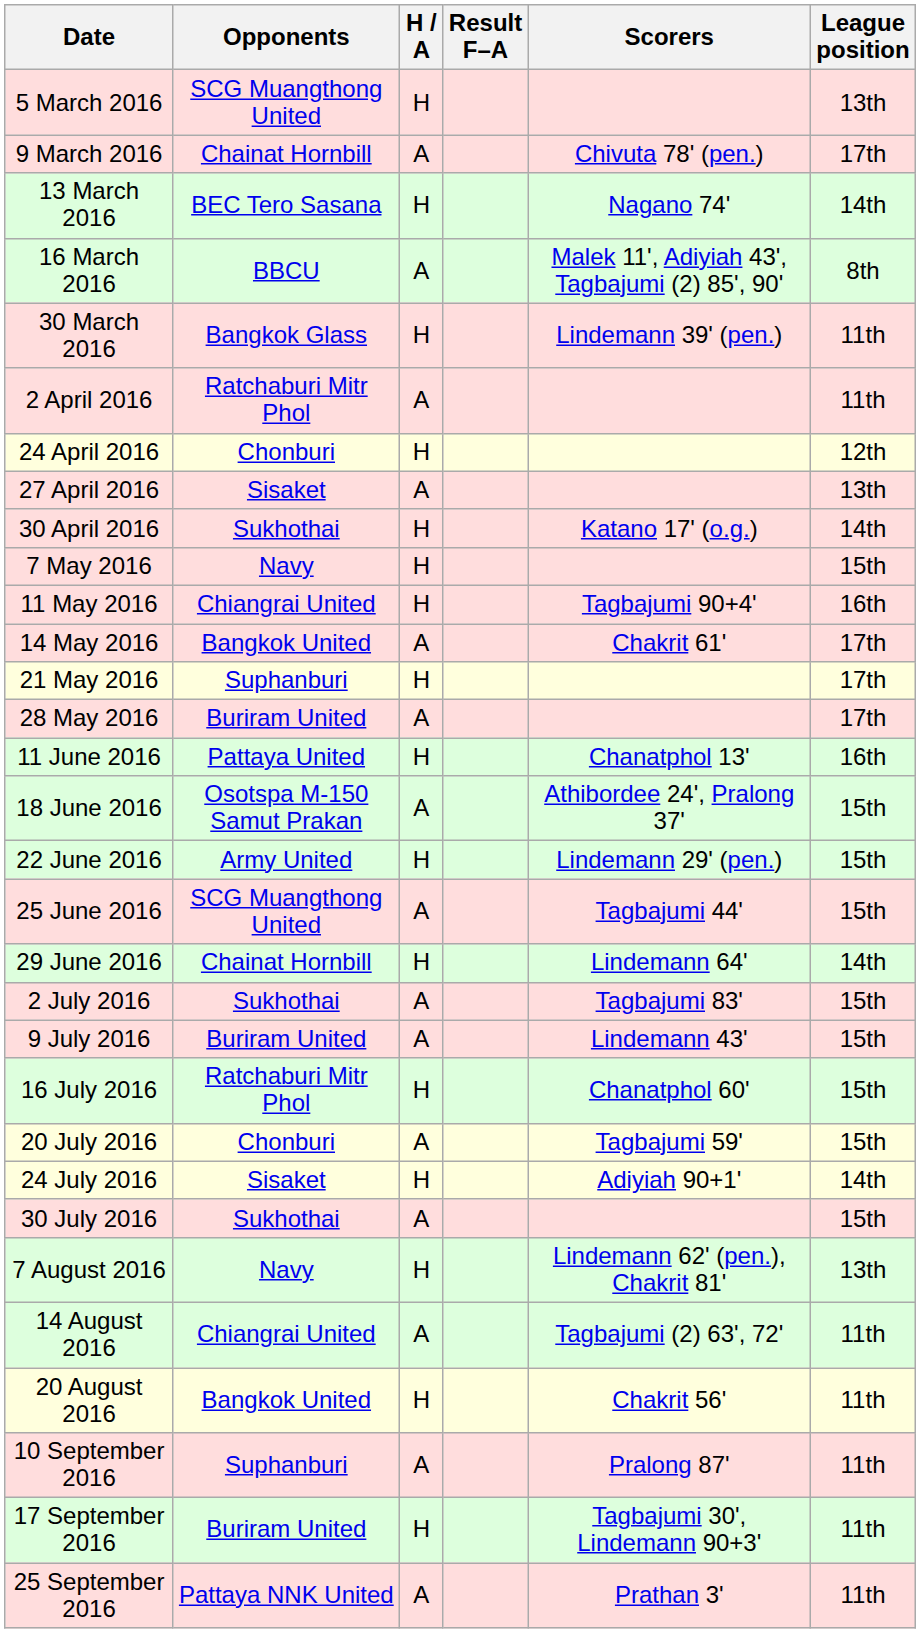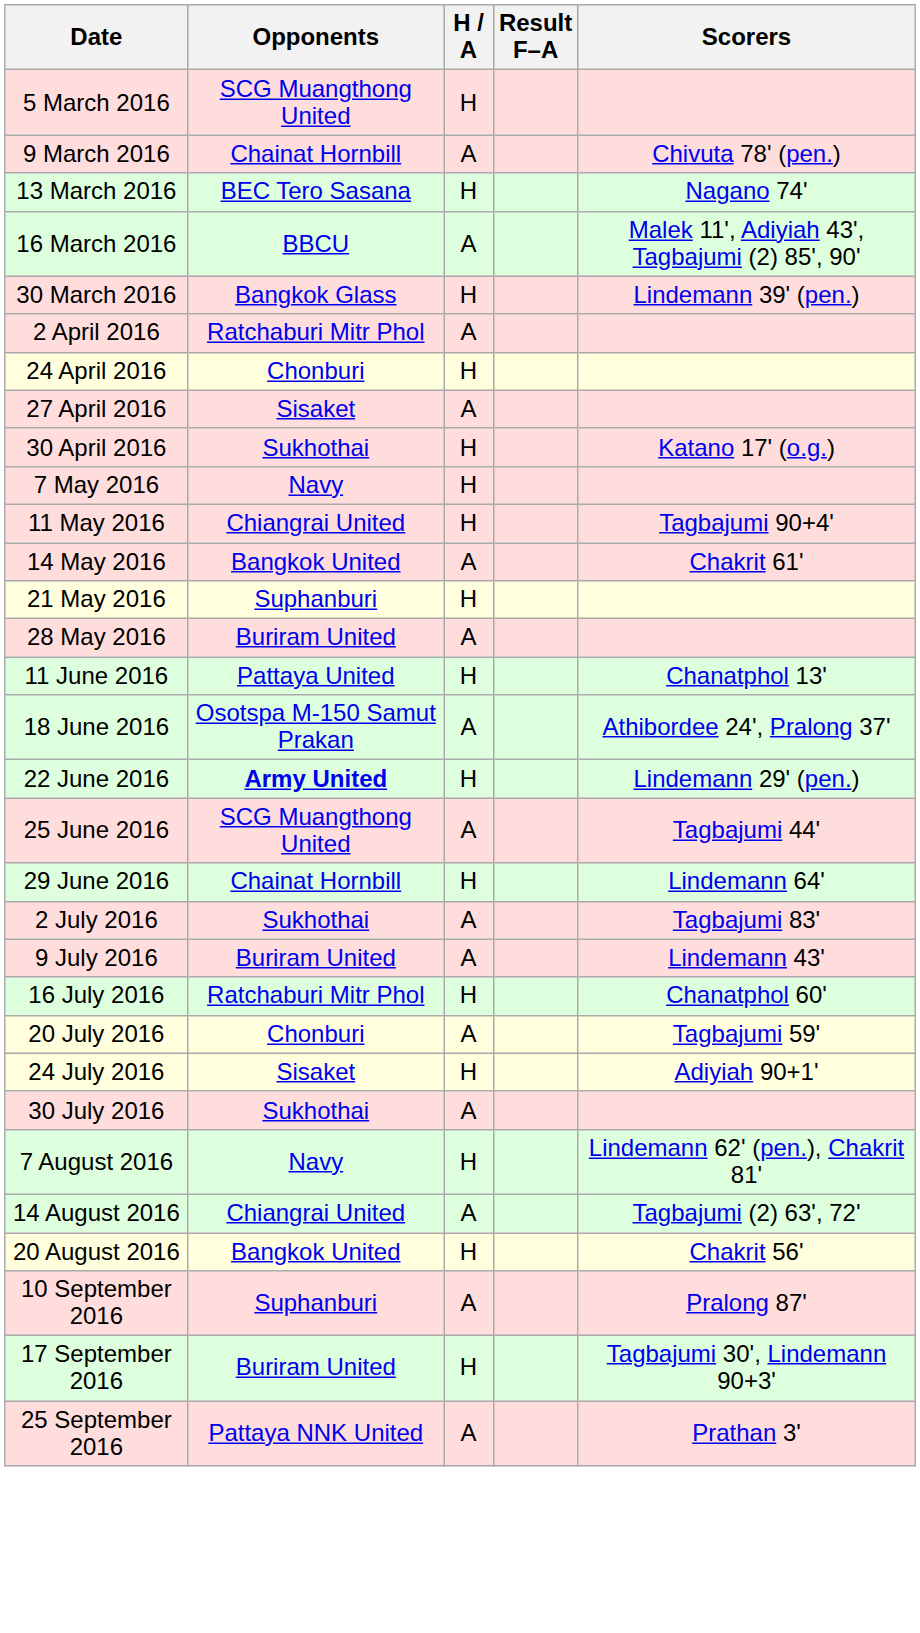- column: (863, 37)
(286, 859) normal -> (316, 778) bold
